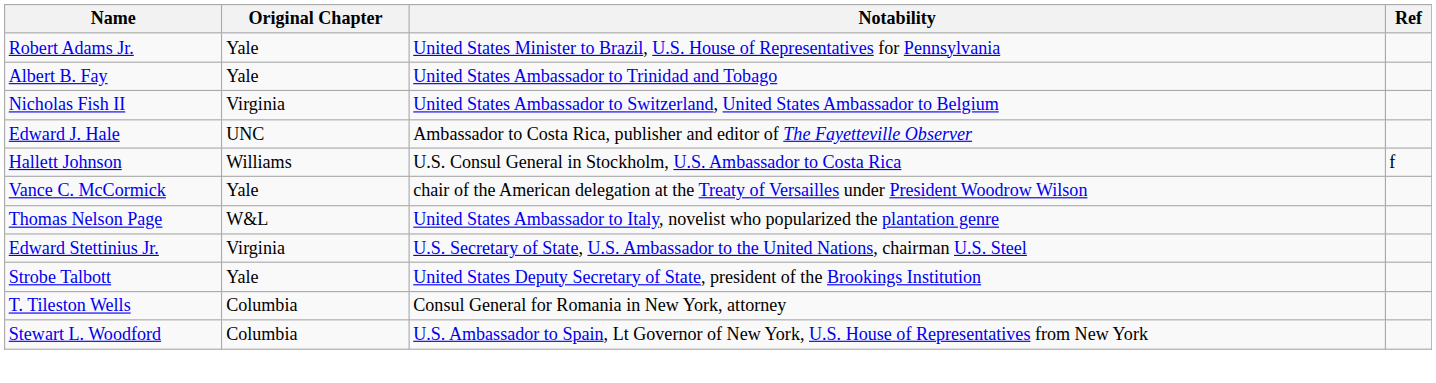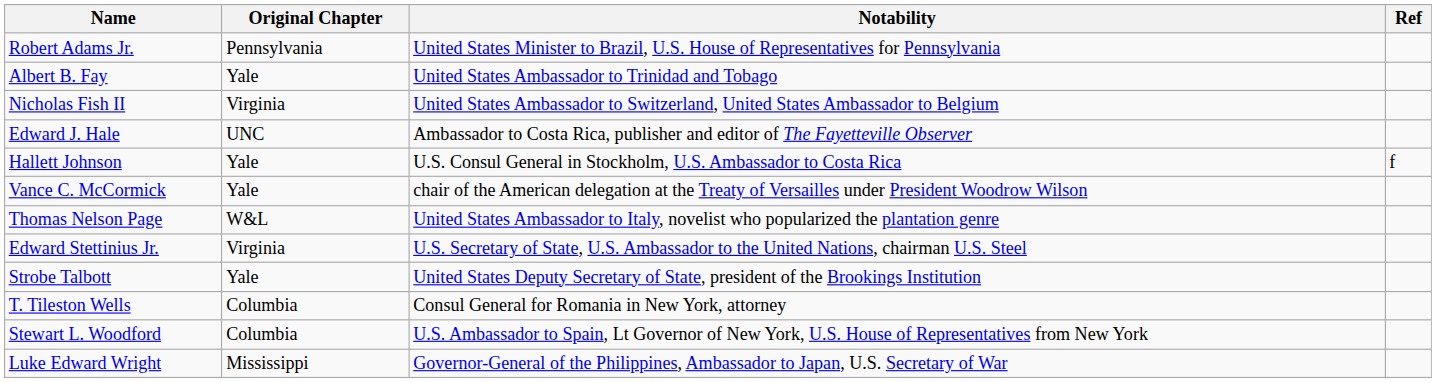(242, 47) Yale -> (274, 47) Pennsylvania
(259, 162) Williams -> (242, 162) Yale
+ row: (85, 362)
